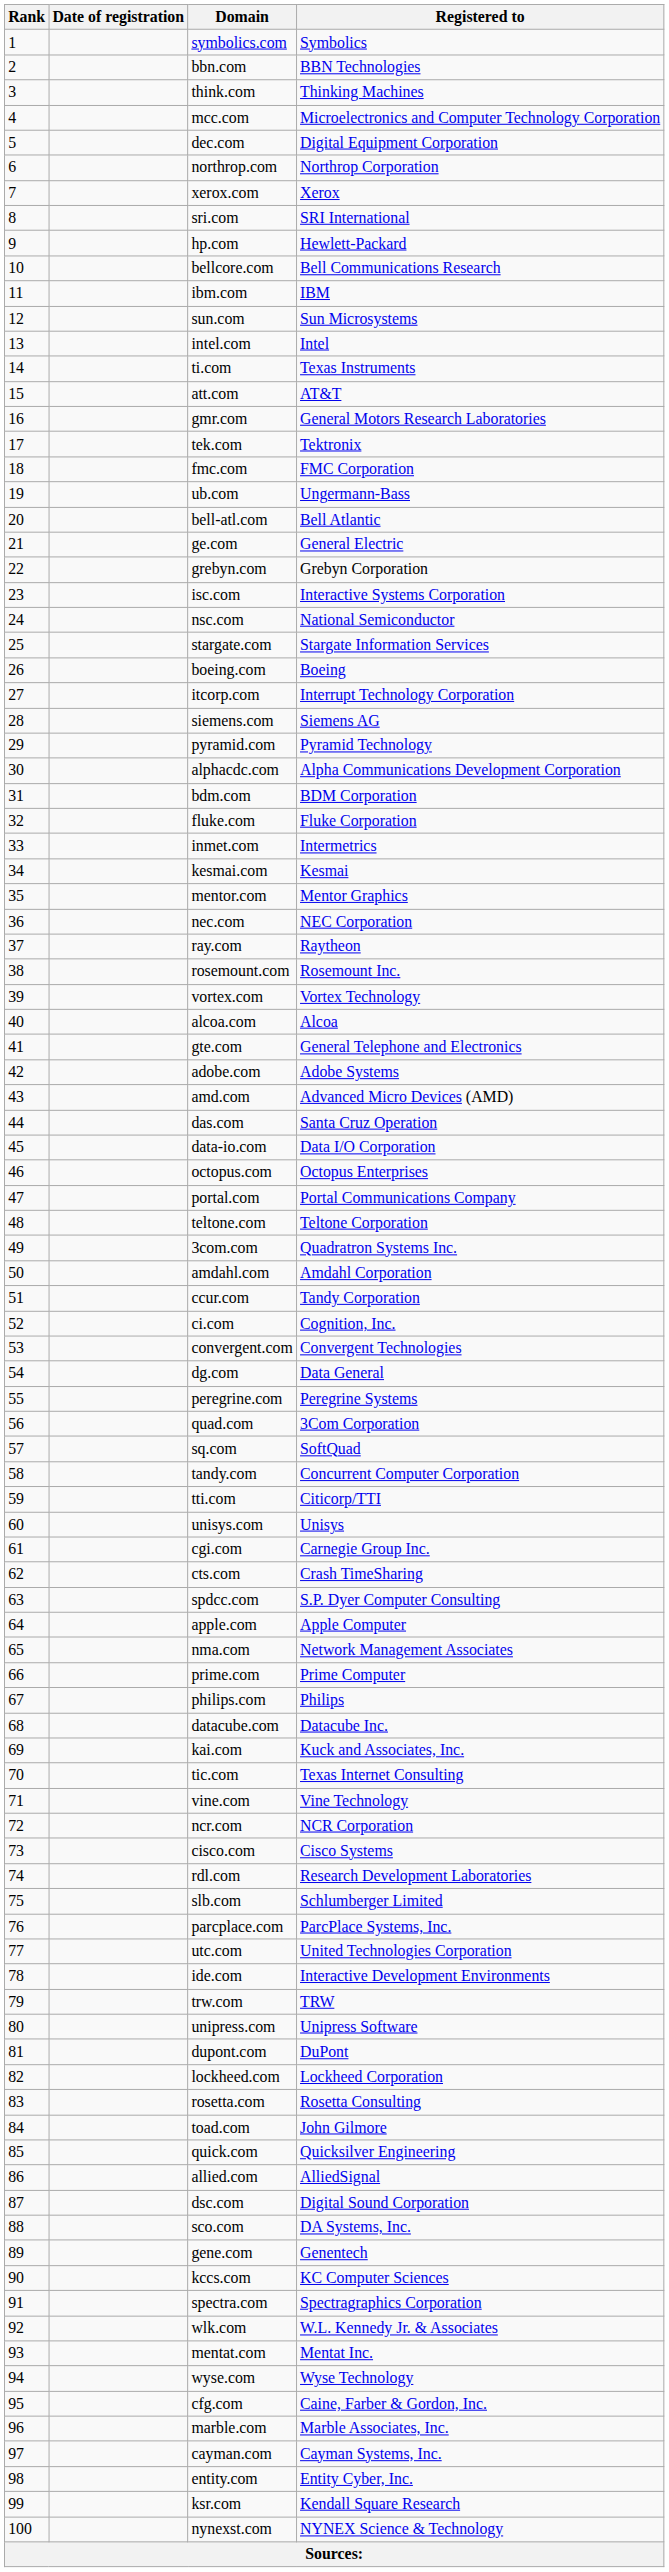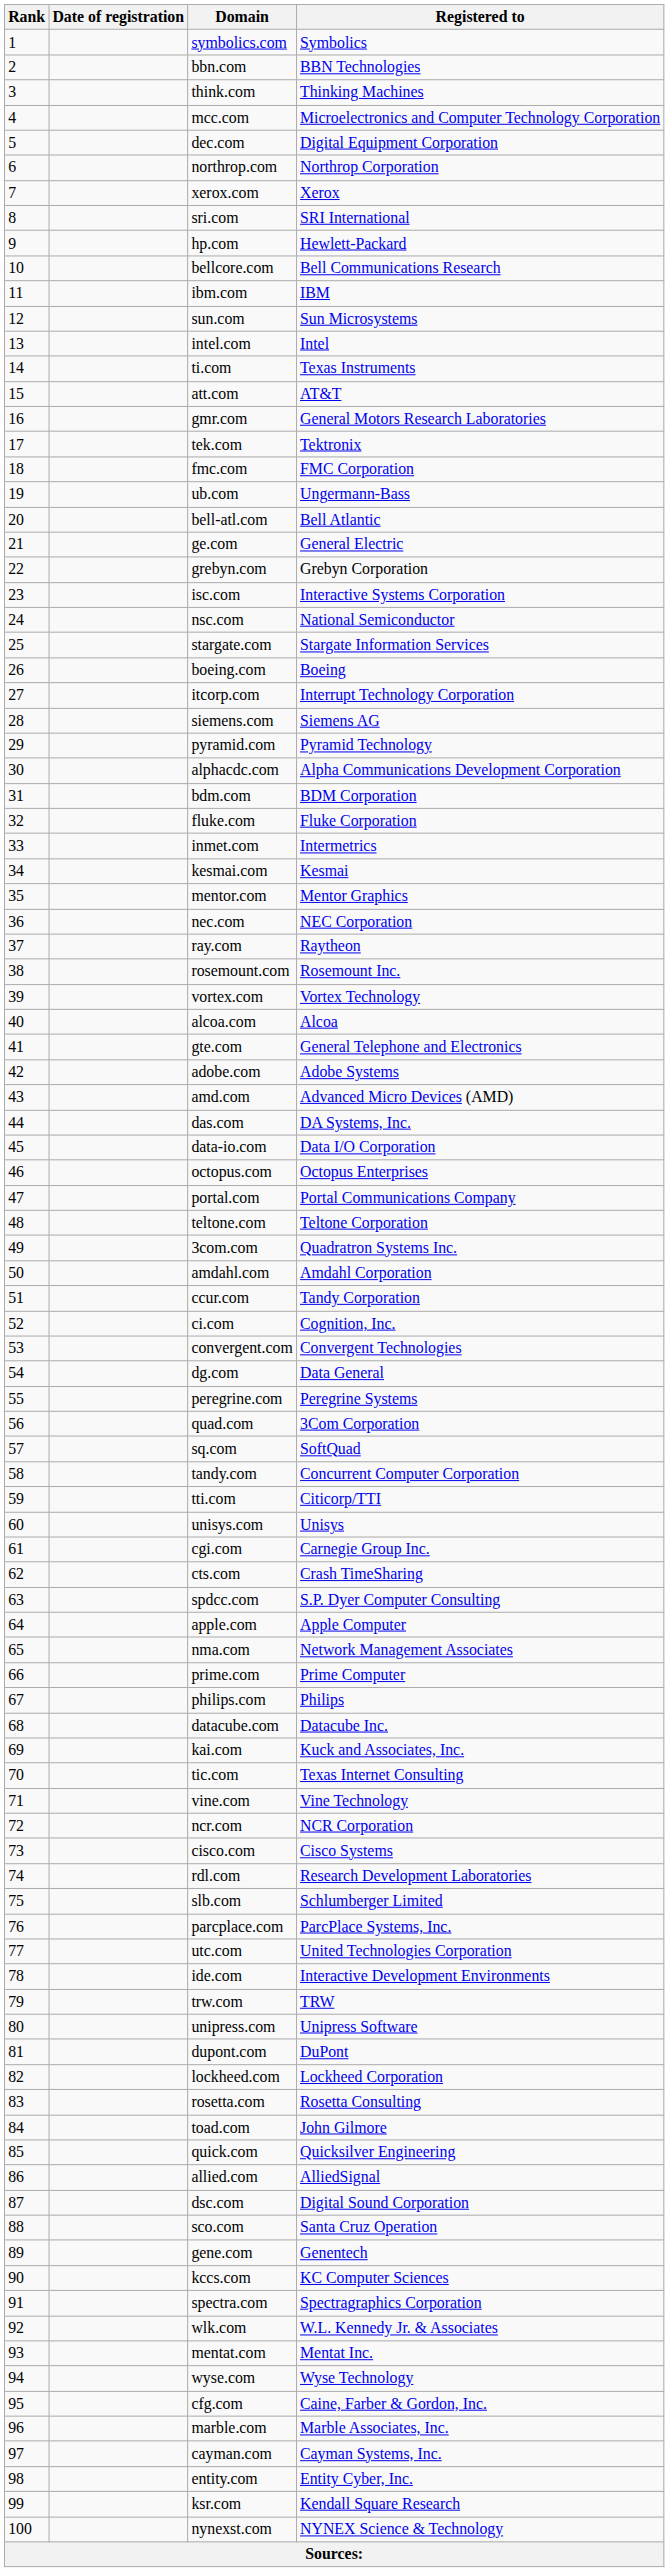(369, 1122) Santa Cruz Operation -> (355, 1122) DA Systems, Inc.
(355, 2227) DA Systems, Inc. -> (369, 2227) Santa Cruz Operation
